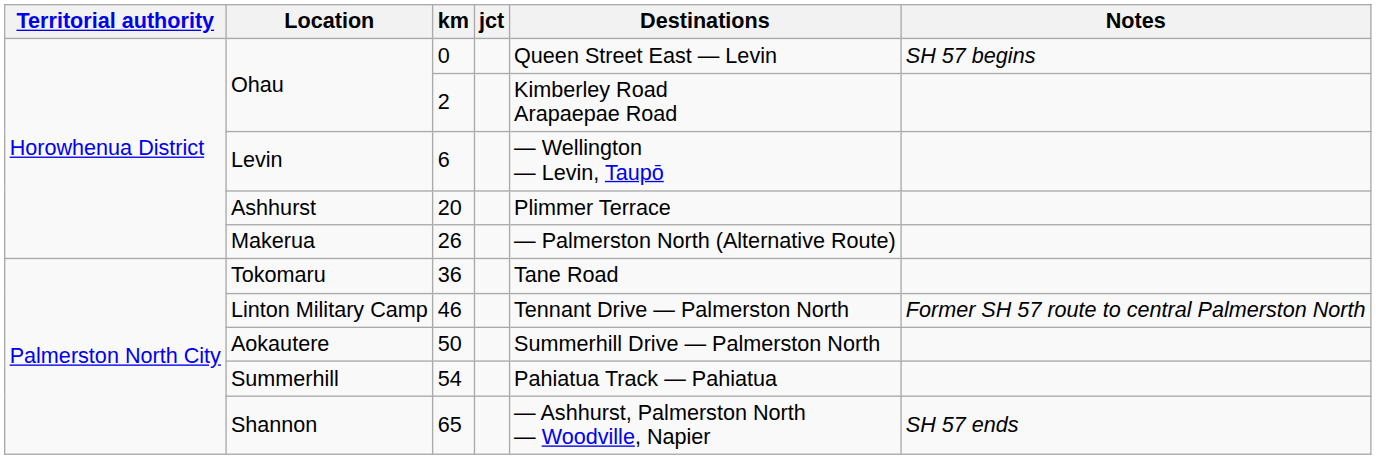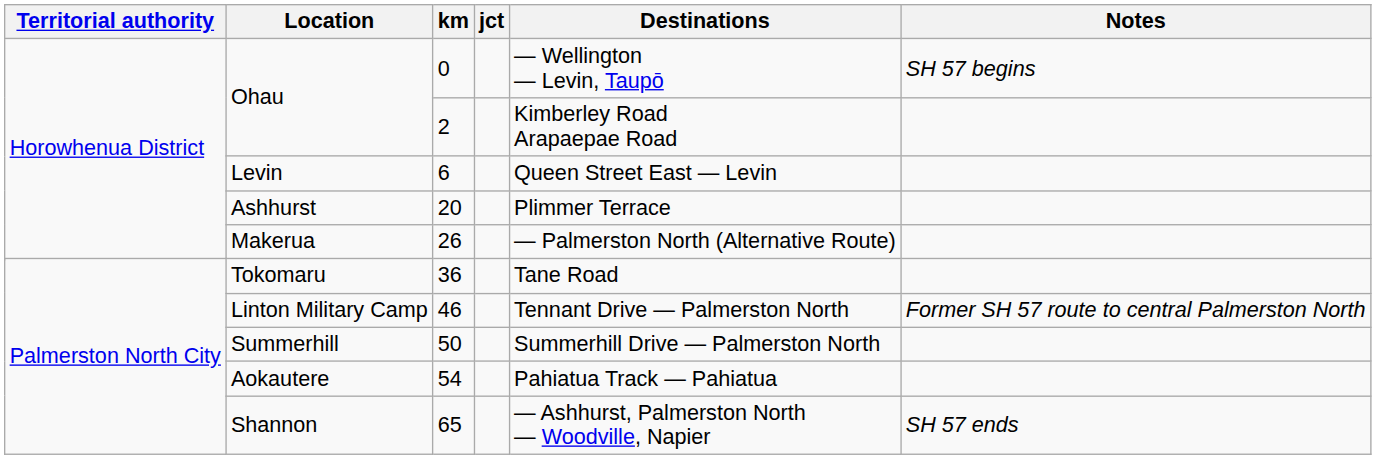(646, 55) Queen Street East — Levin -> (589, 68) — Wellington — Levin, Taupō
(589, 160) — Wellington — Levin, Taupō -> (646, 172) Queen Street East — Levin
(280, 344) Aokautere -> (285, 344) Summerhill
(285, 378) Summerhill -> (280, 378) Aokautere
